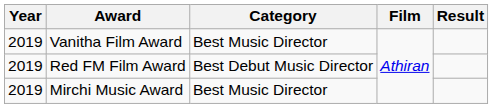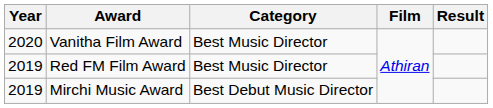(25, 41) 2019 -> (25, 41) 2020
(283, 66) Best Debut Music Director -> (260, 66) Best Music Director
(260, 90) Best Music Director -> (283, 90) Best Debut Music Director
